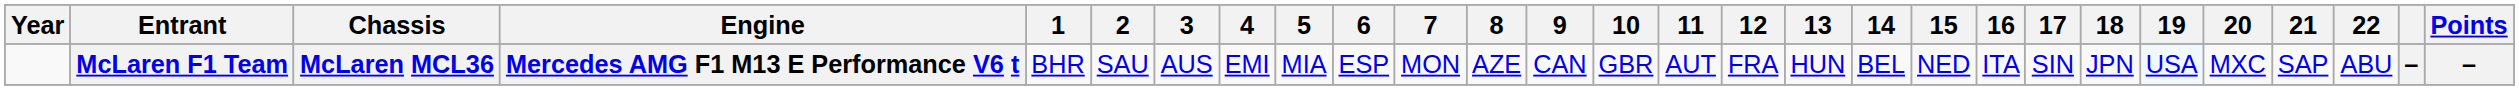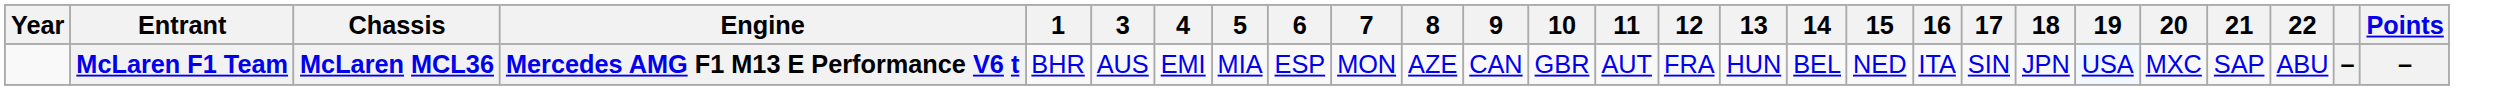- column: (1123, 24)
